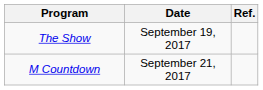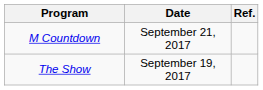rows swapped: (65, 38) <-> (65, 69)
